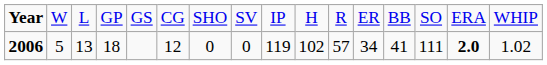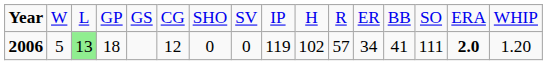(84, 45) no background -> (84, 45) lightgreen background
(516, 45) 1.02 -> (516, 45) 1.20
